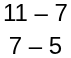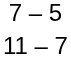rows swapped: (35, 12) <-> (36, 45)
